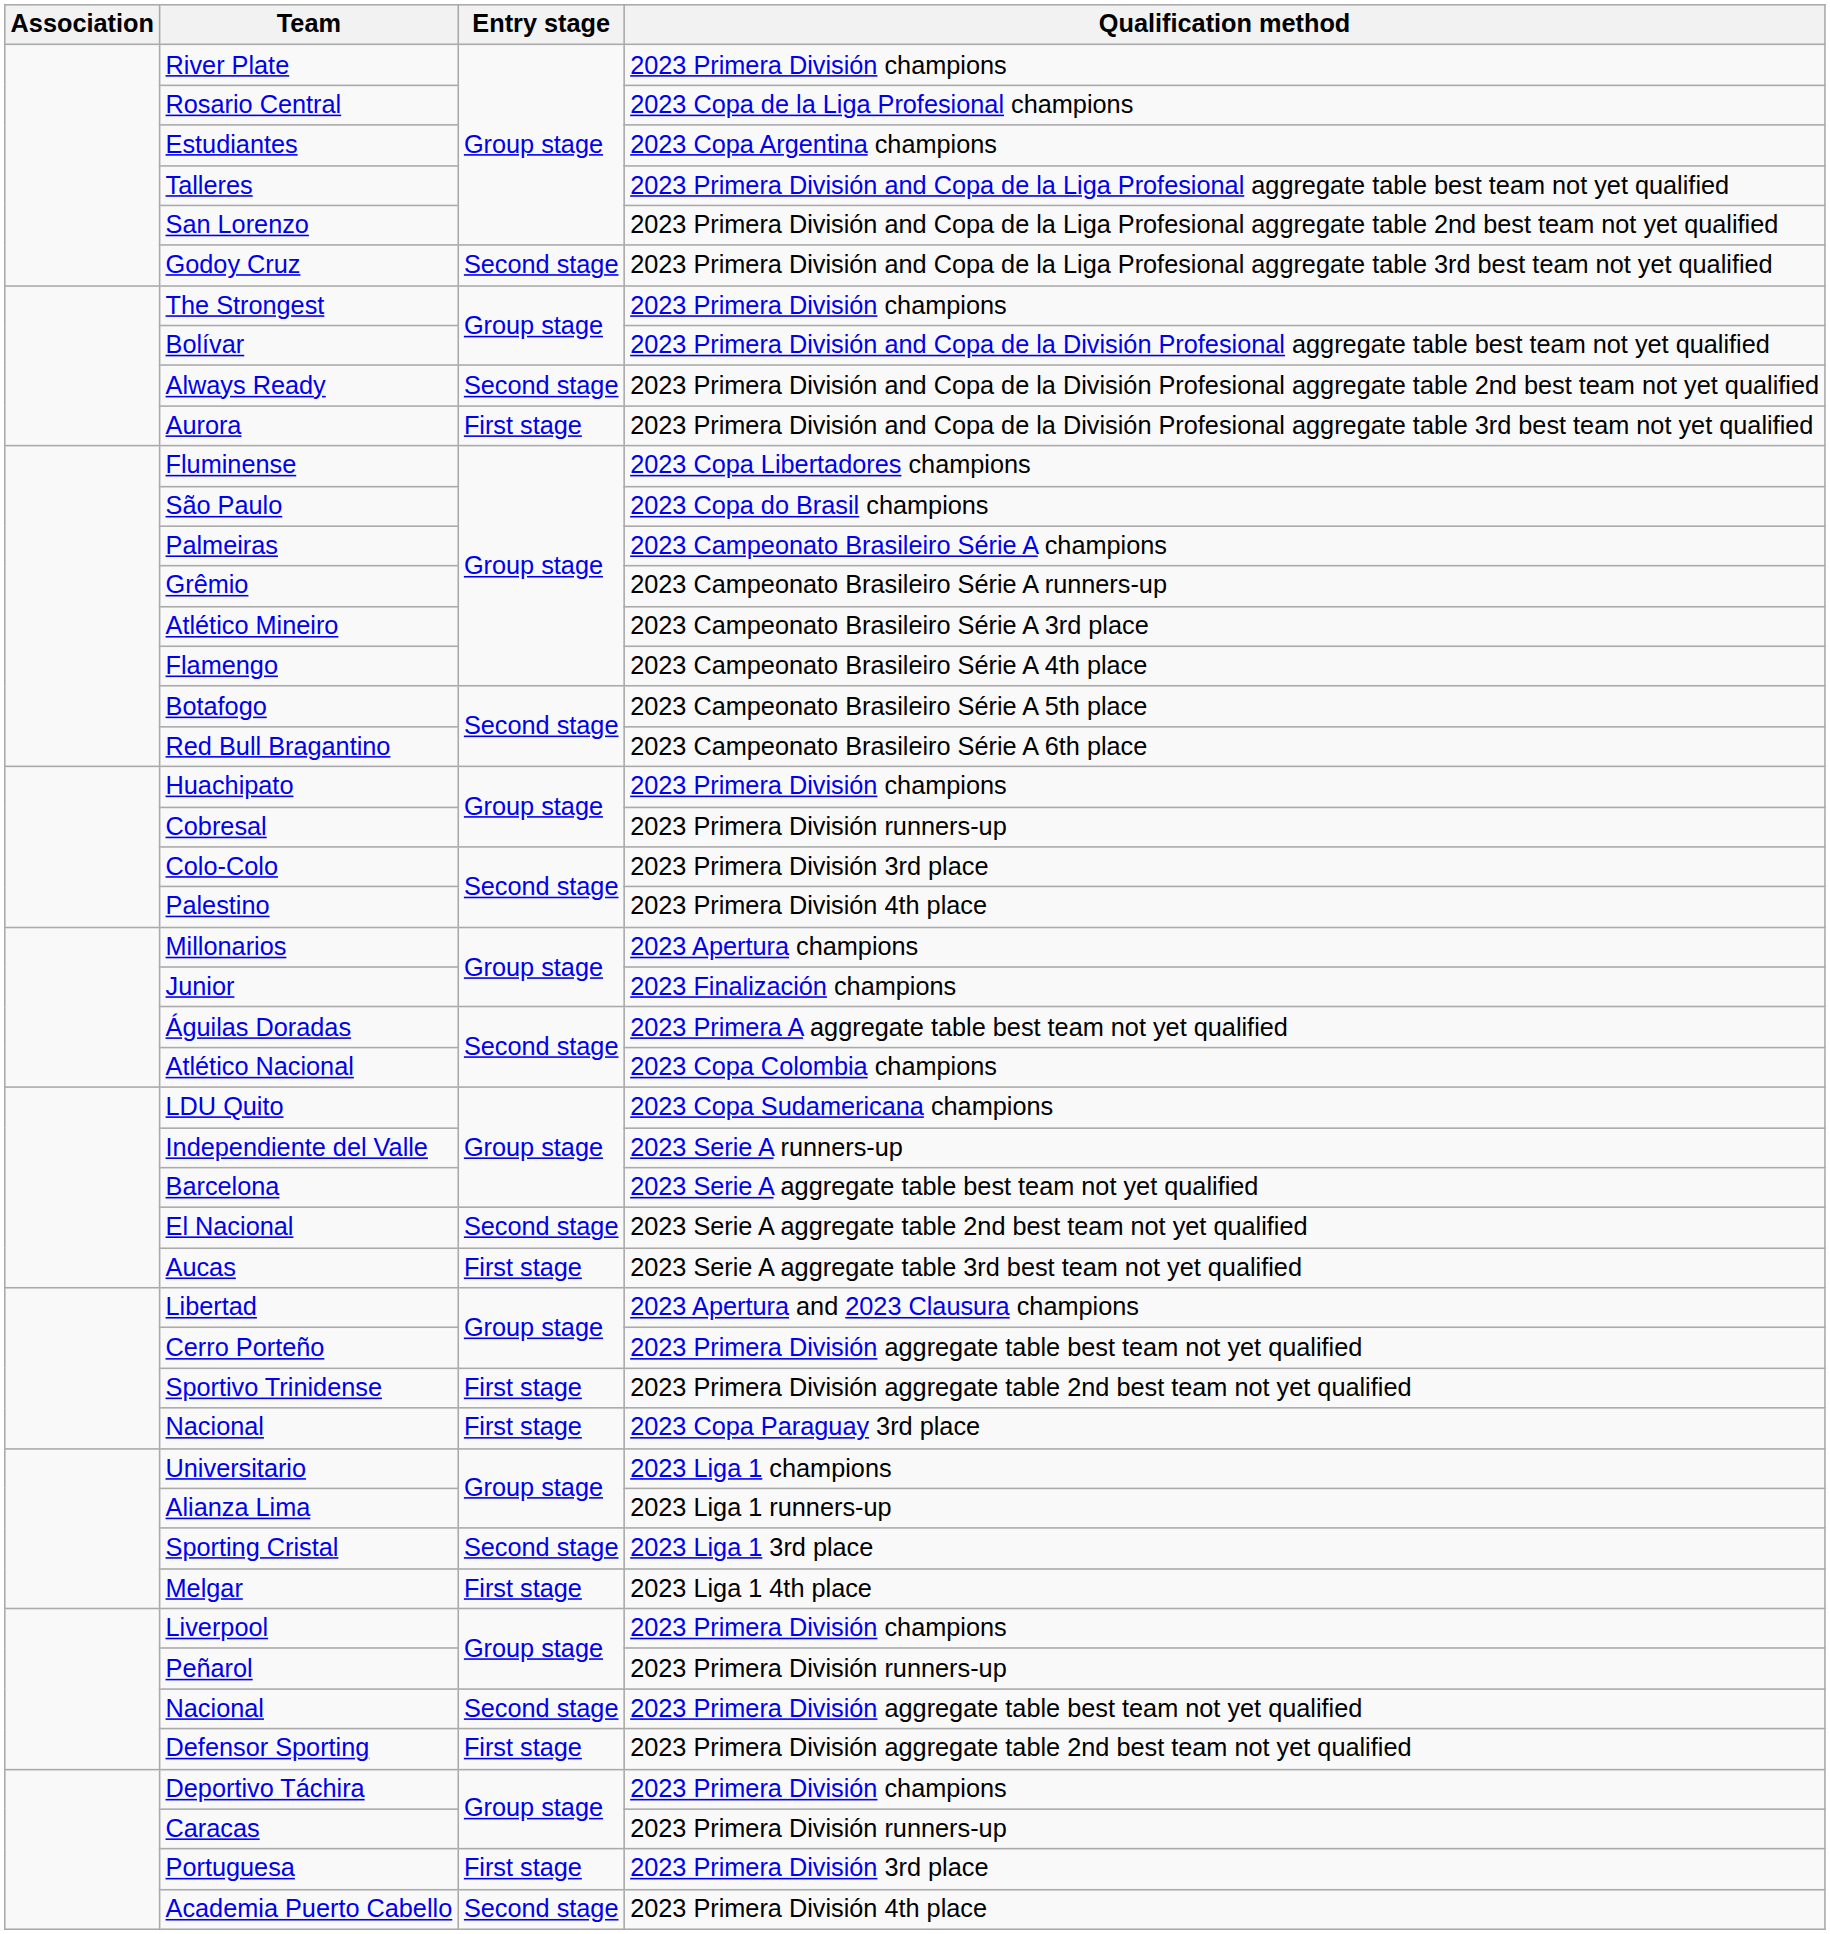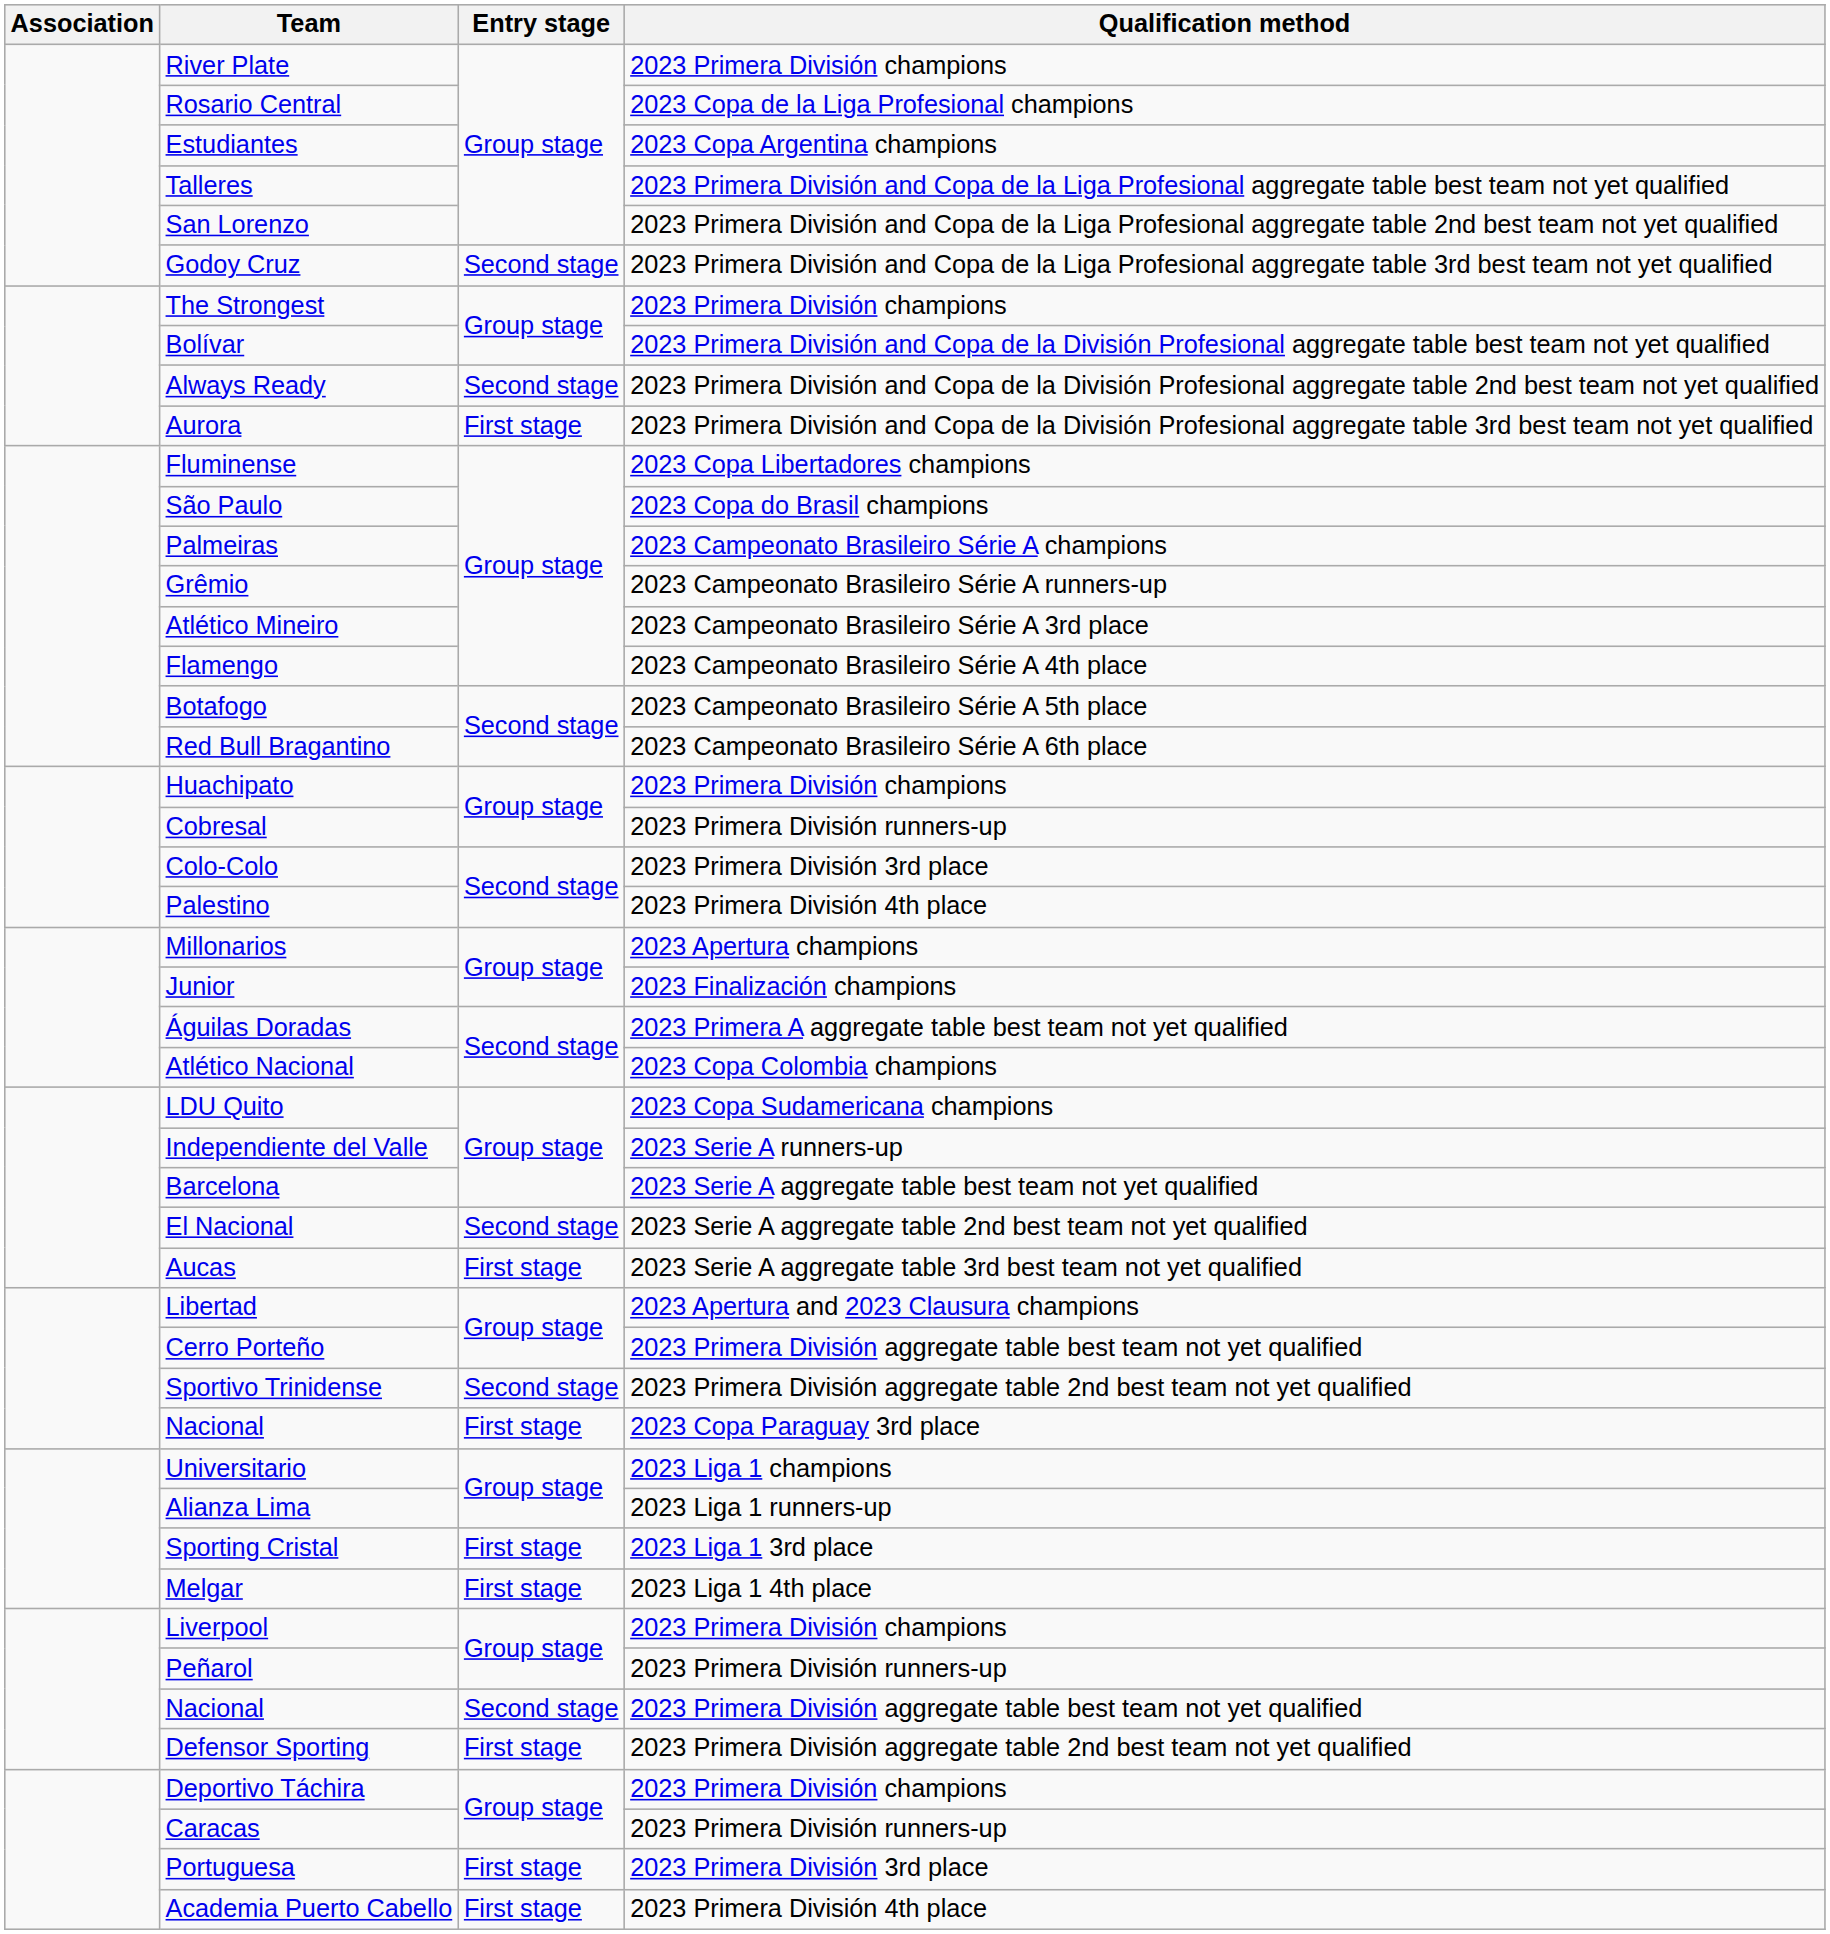(523, 1387) First stage -> (541, 1387) Second stage
(541, 1548) Second stage -> (523, 1548) First stage
(541, 1908) Second stage -> (523, 1908) First stage
